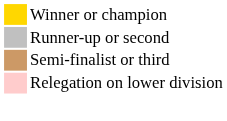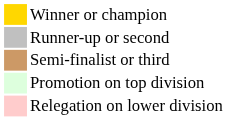+ row: (117, 83)
